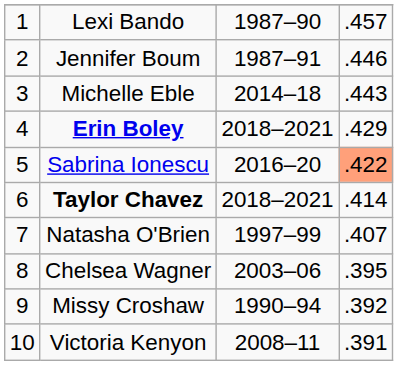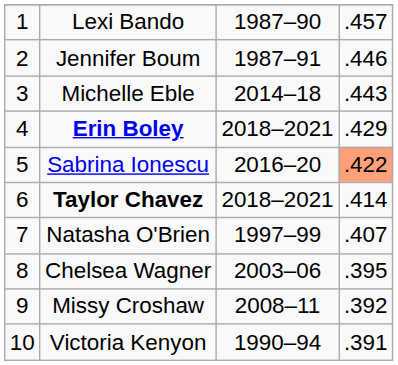(277, 306) 1990–94 -> (277, 306) 2008–11
(277, 341) 2008–11 -> (277, 341) 1990–94
